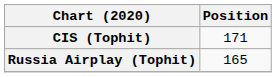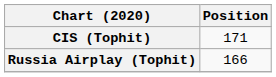(235, 60) 165 -> (235, 60) 166
